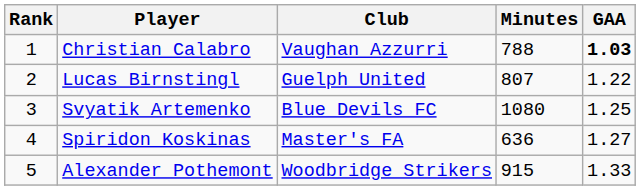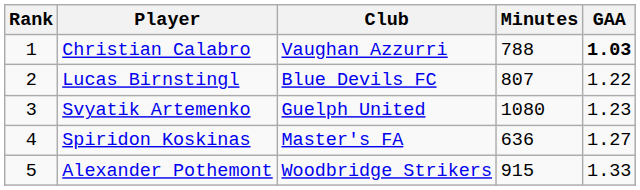(354, 80) Guelph United -> (359, 80) Blue Devils FC
(359, 110) Blue Devils FC -> (354, 110) Guelph United
(609, 110) 1.25 -> (609, 110) 1.23
